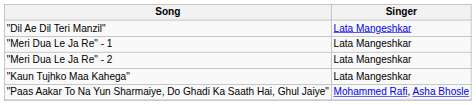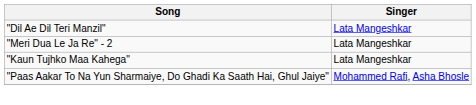- row: (60, 44)
